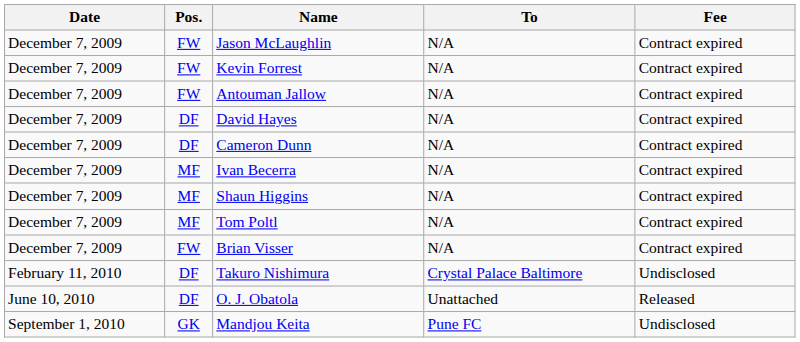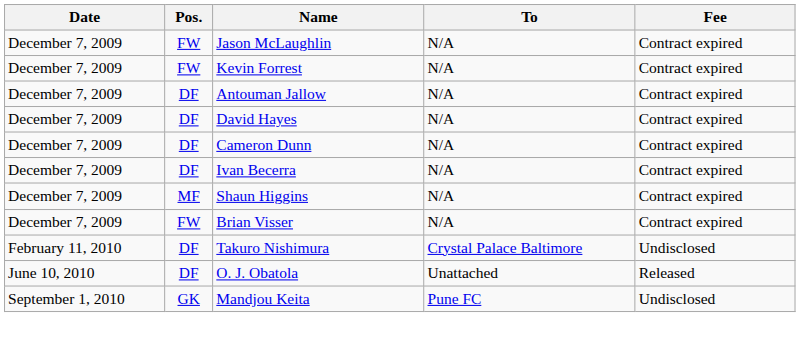(189, 94) FW -> (189, 94) DF
(189, 170) MF -> (189, 170) DF
- row: (247, 221)
